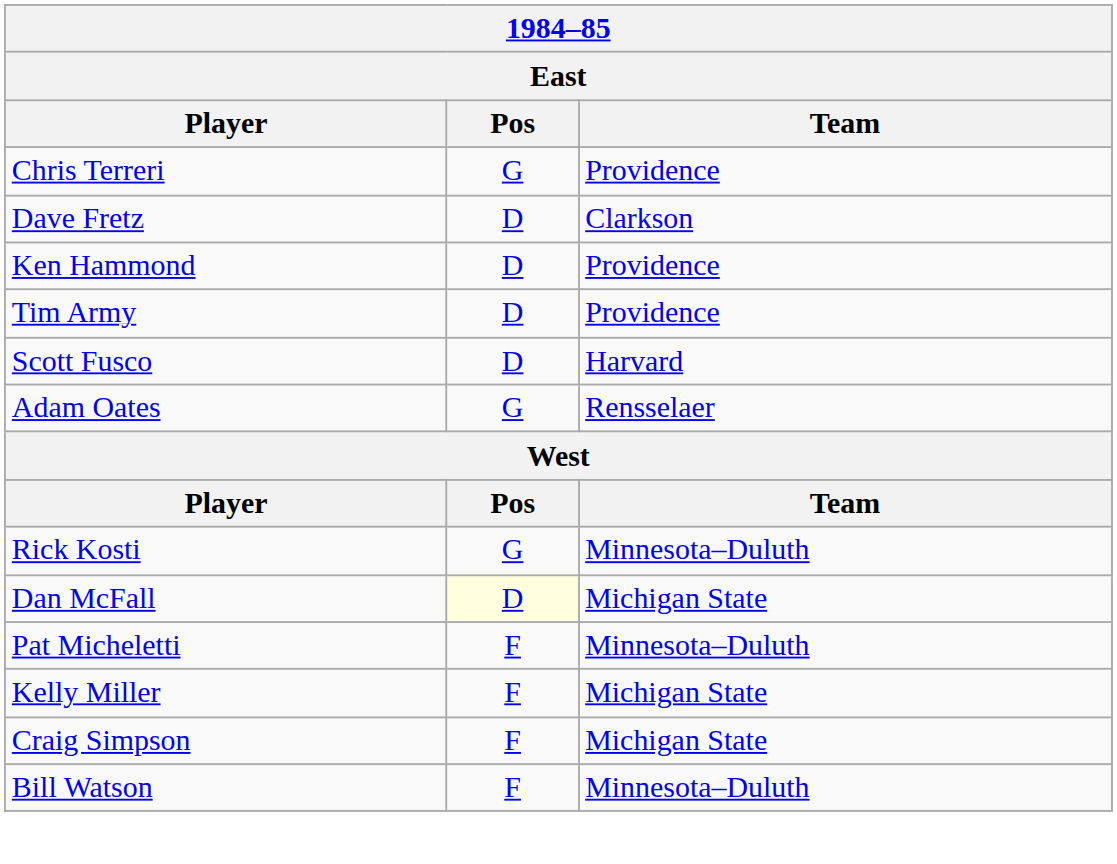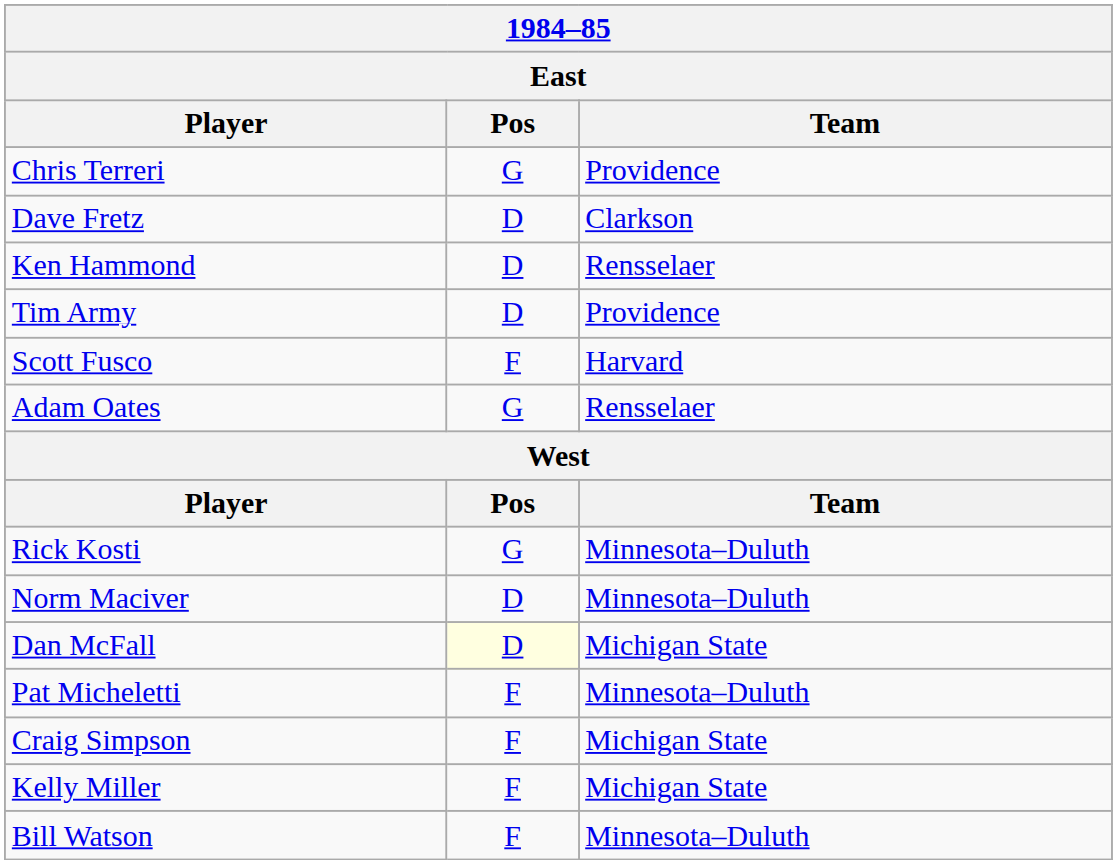(652, 265) Providence -> (650, 265) Rensselaer
(513, 360) D -> (513, 360) F
+ row: (100, 597)
rows swapped: (86, 692) <-> (101, 739)
